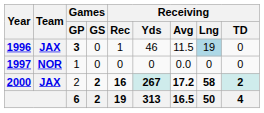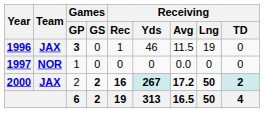(209, 47) lightblue background -> (209, 47) no background
(209, 82) 58 -> (209, 82) 50
